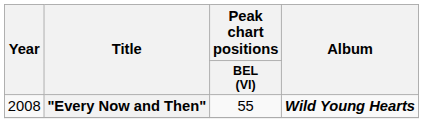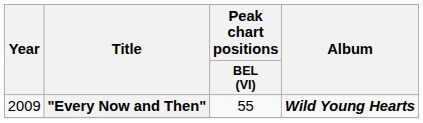(24, 106) 2008 -> (24, 106) 2009
